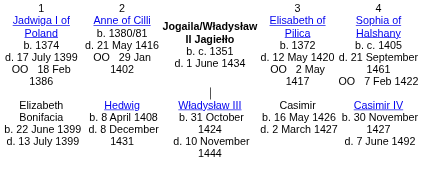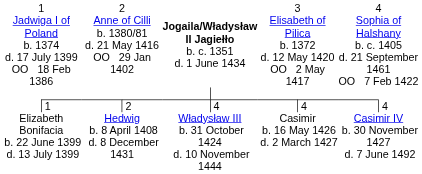+ row: (46, 106)
